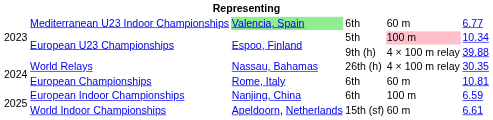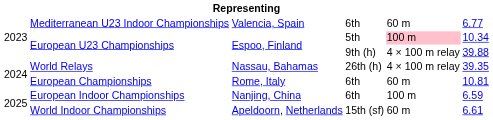(268, 23) lightgreen background -> (268, 23) no background
(476, 67) 30.35 -> (476, 67) 39.35
